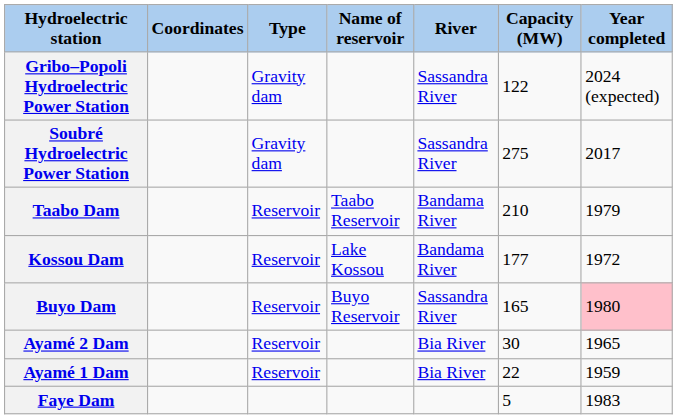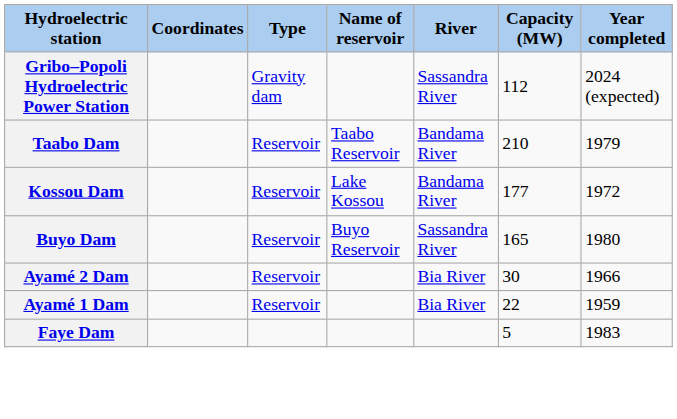(515, 85) 122 -> (515, 85) 112
- row: (76, 153)
(603, 306) pink background -> (603, 239) no background
(603, 344) 1965 -> (603, 276) 1966
